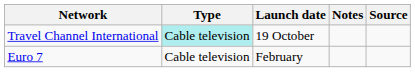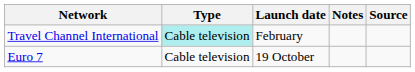(285, 35) 19 October -> (279, 35) February
(279, 56) February -> (285, 56) 19 October
